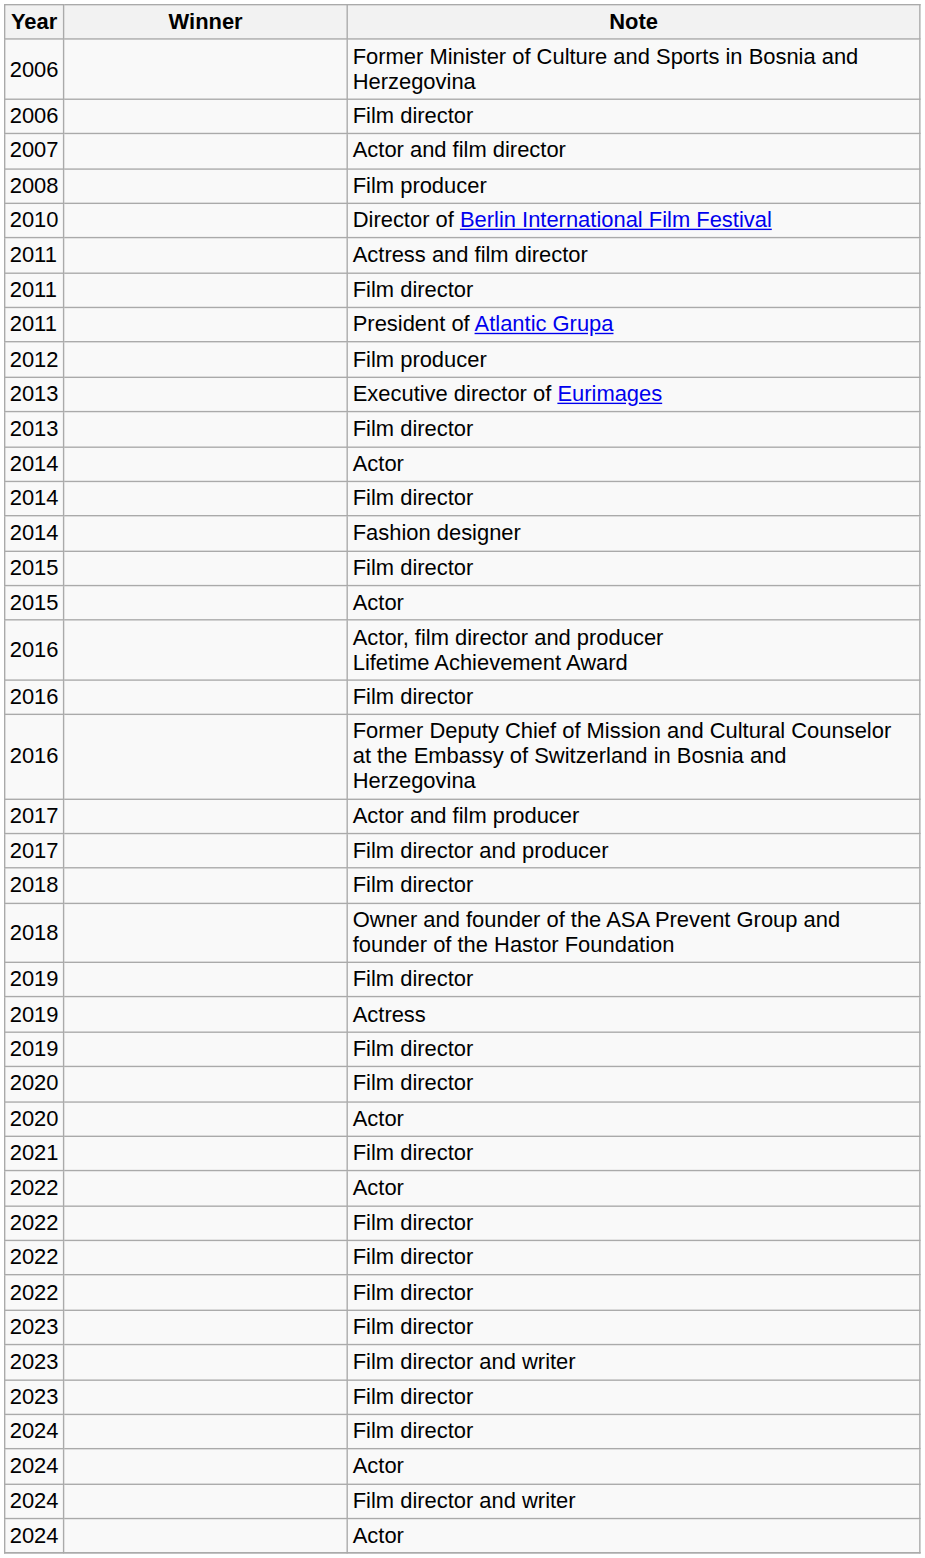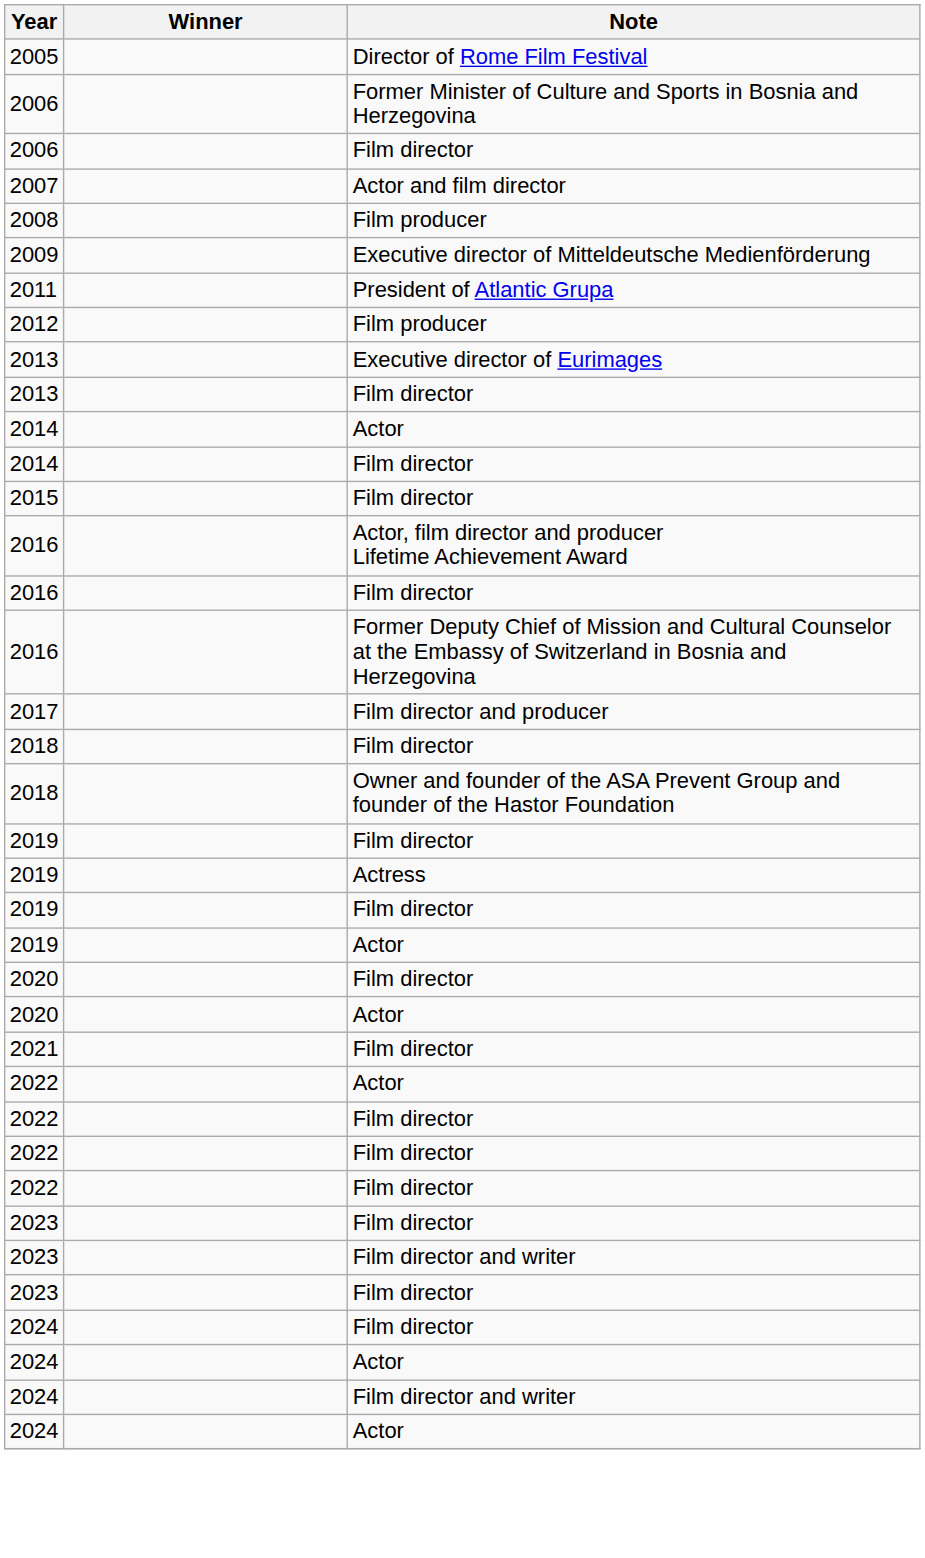+ row: (34, 56)
+ row: (34, 255)
- row: (34, 220)
- row: (33, 255)
- row: (33, 289)
- row: (34, 533)
- row: (34, 602)
- row: (34, 815)
+ row: (34, 944)
